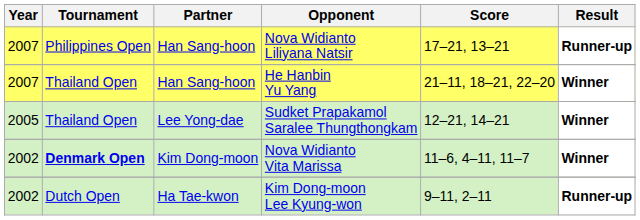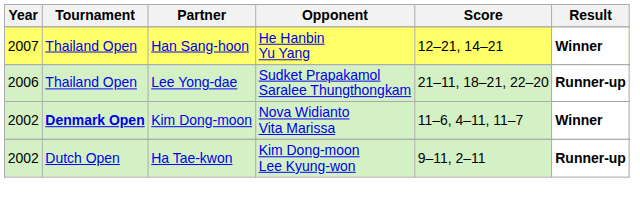- row: (310, 46)
(490, 83) 21–11, 18–21, 22–20 -> (460, 46) 12–21, 14–21
(23, 121) 2005 -> (23, 83) 2006
(467, 121) 12–21, 14–21 -> (483, 83) 21–11, 18–21, 22–20
(585, 121) Winner -> (591, 83) Runner-up
